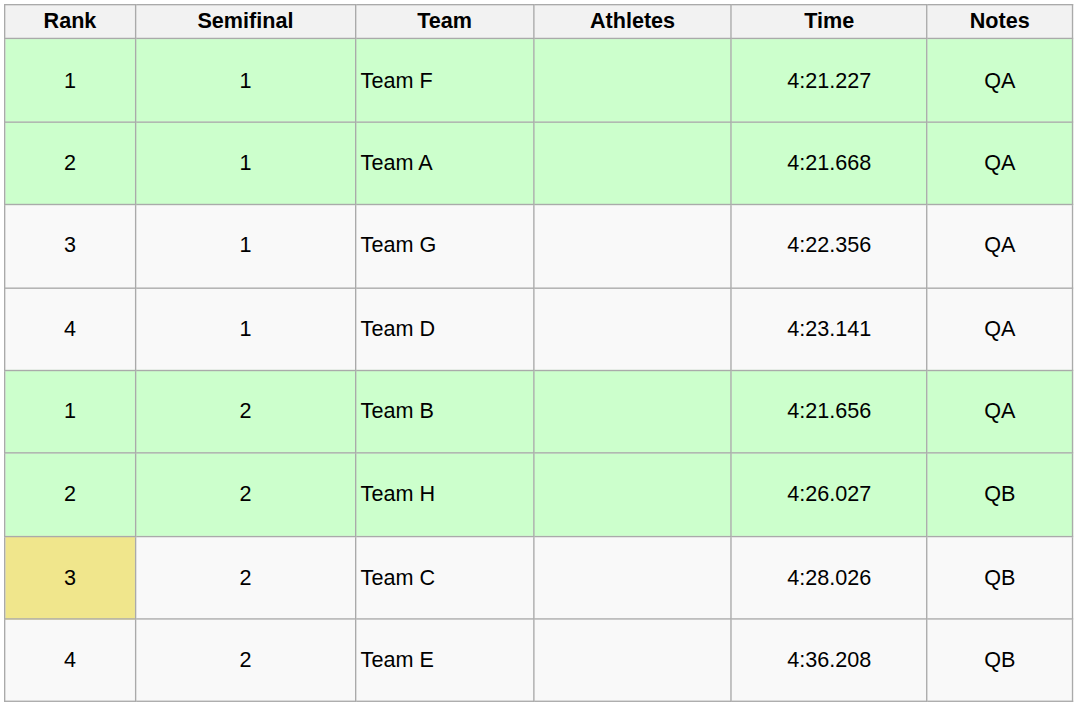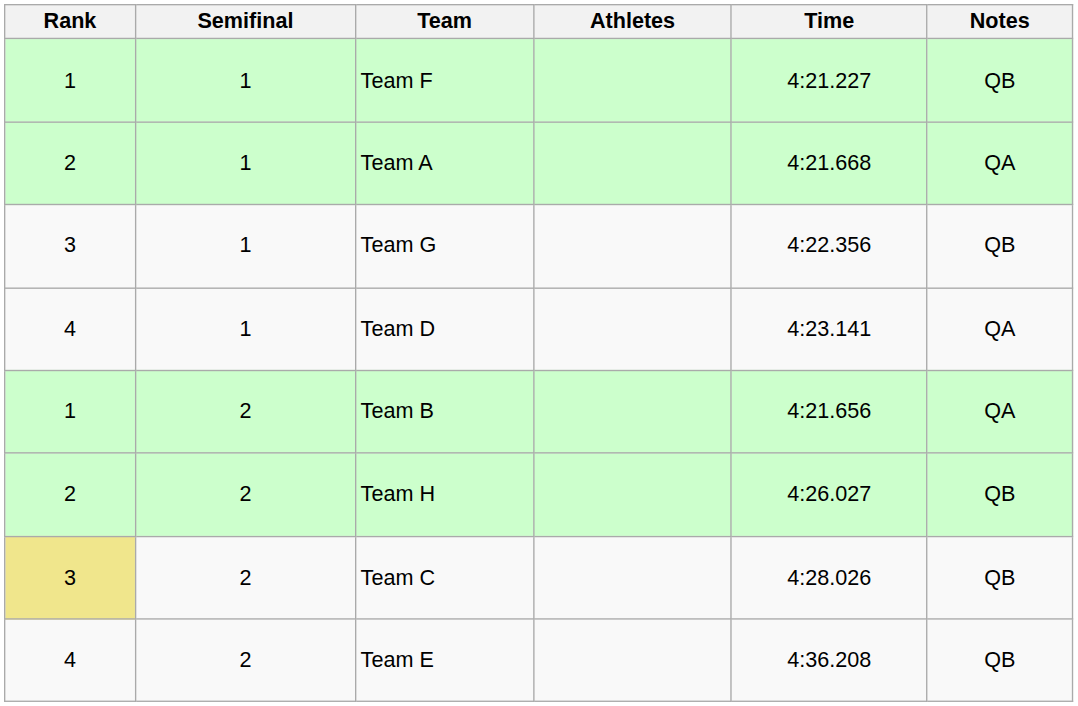(1000, 80) QA -> (1000, 80) QB
(1000, 245) QA -> (1000, 245) QB
